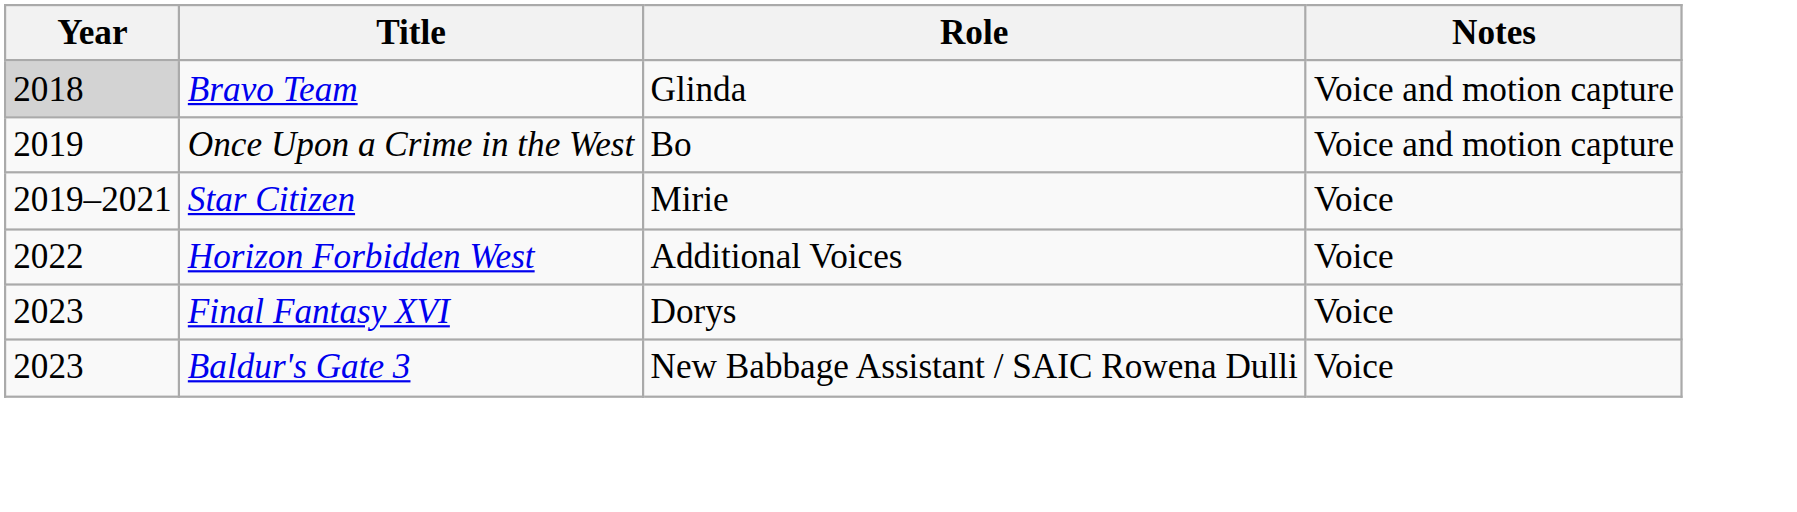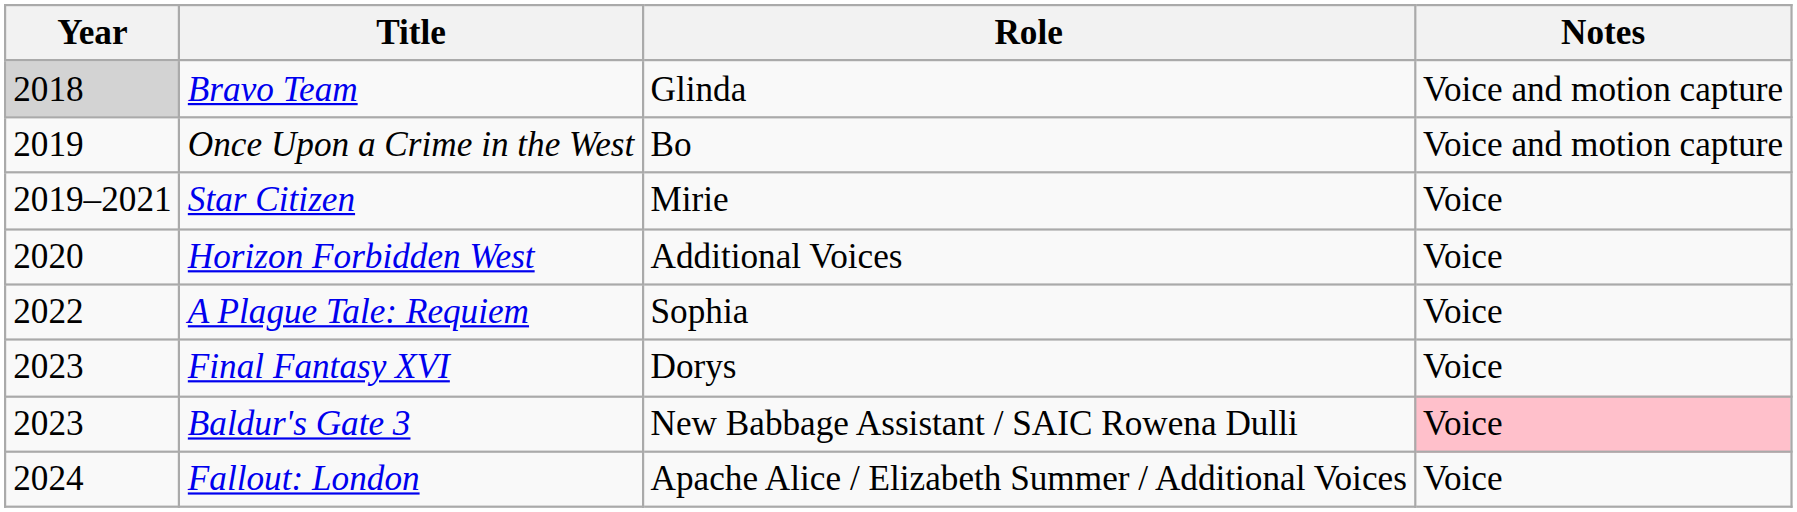(48, 255) 2022 -> (48, 255) 2020
+ row: (358, 311)
(1354, 367) no background -> (1463, 423) pink background
+ row: (304, 479)
